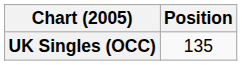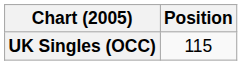(198, 45) 135 -> (198, 45) 115
